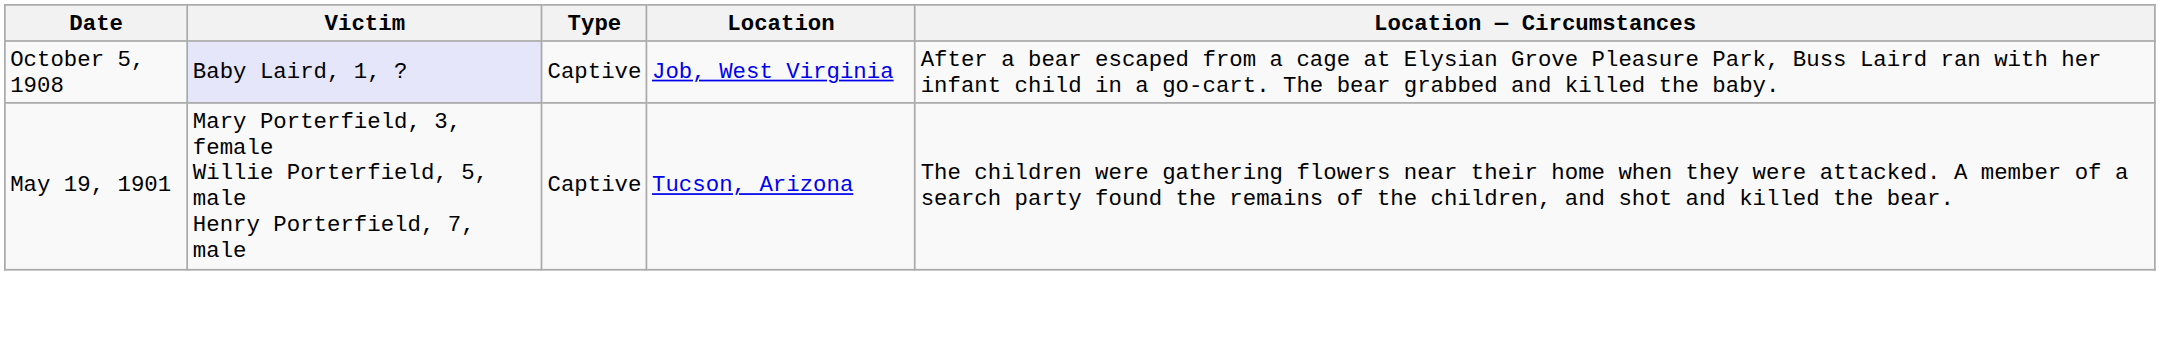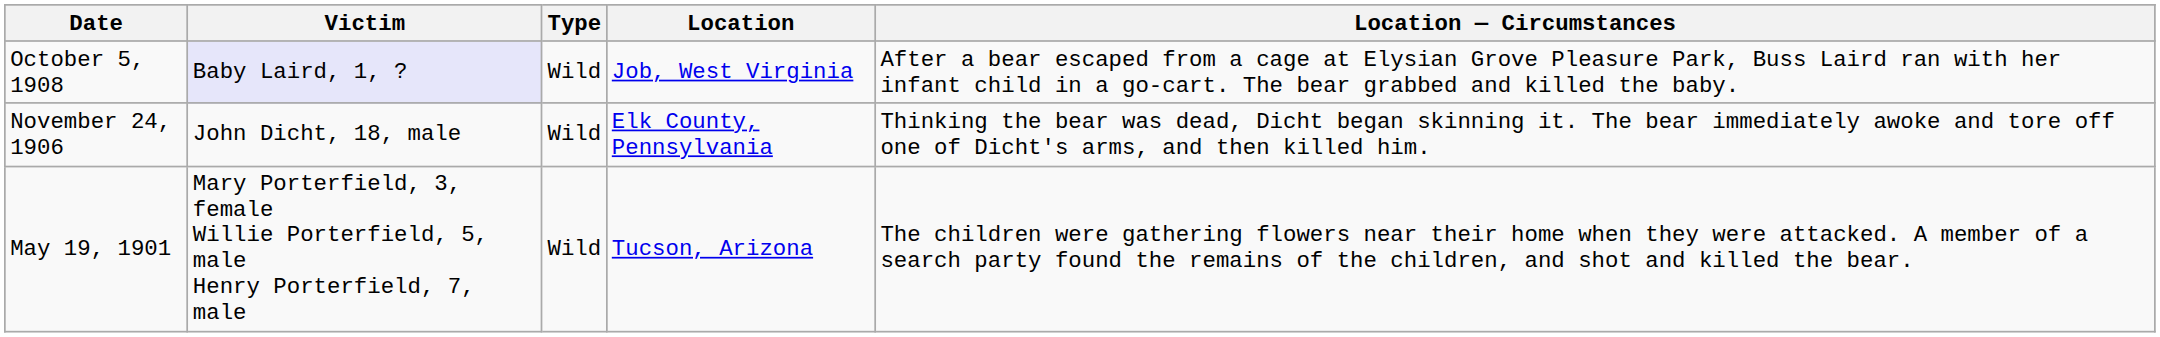(594, 72) Captive -> (574, 72) Wild
+ row: (91, 135)
(594, 186) Captive -> (574, 249) Wild
